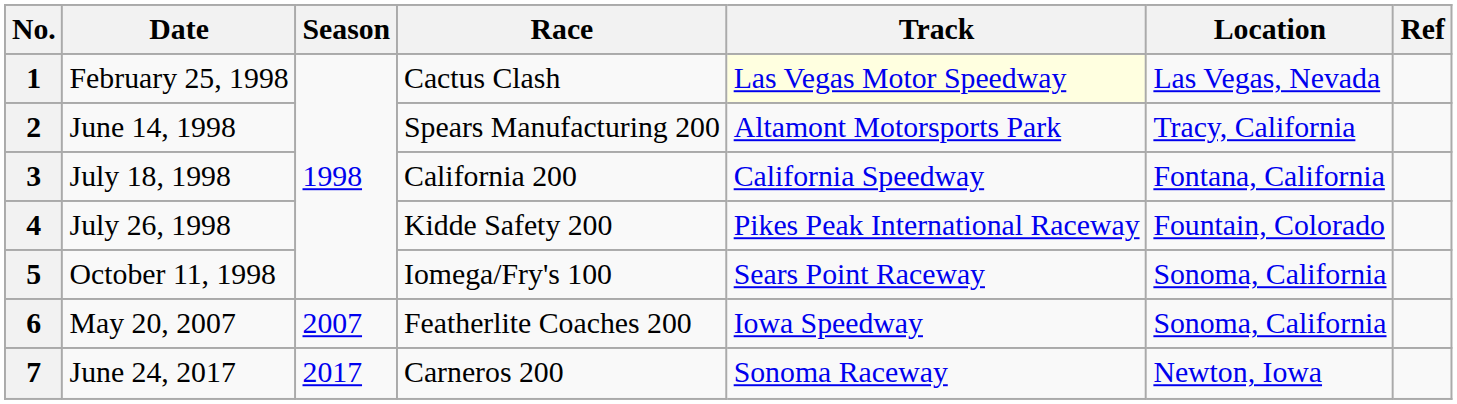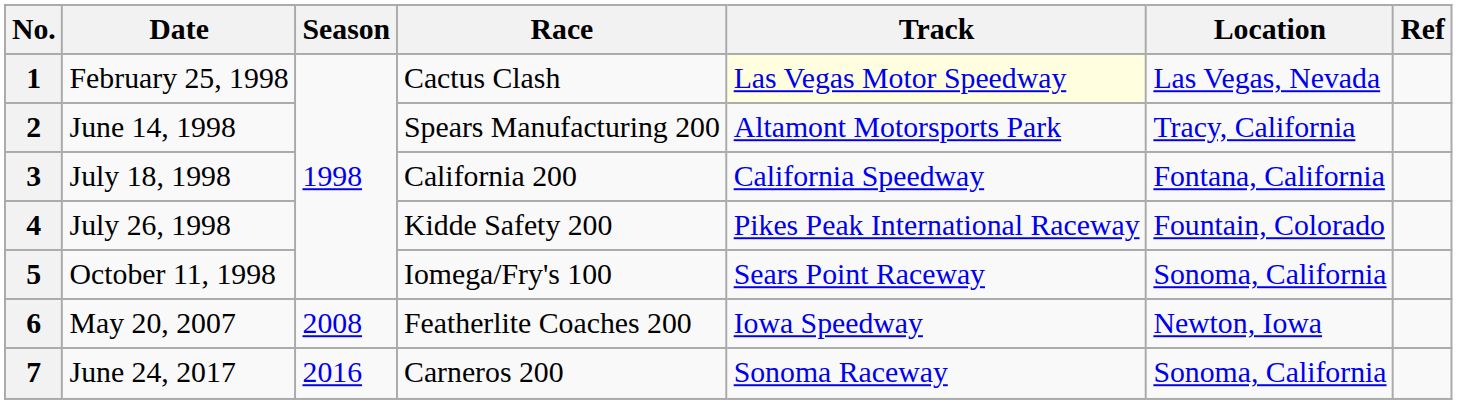(332, 323) 2007 -> (332, 323) 2008
(1270, 323) Sonoma, California -> (1238, 323) Newton, Iowa
(332, 373) 2017 -> (332, 373) 2016
(1238, 373) Newton, Iowa -> (1270, 373) Sonoma, California
